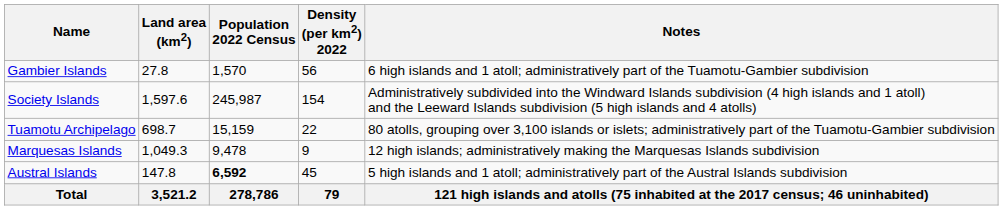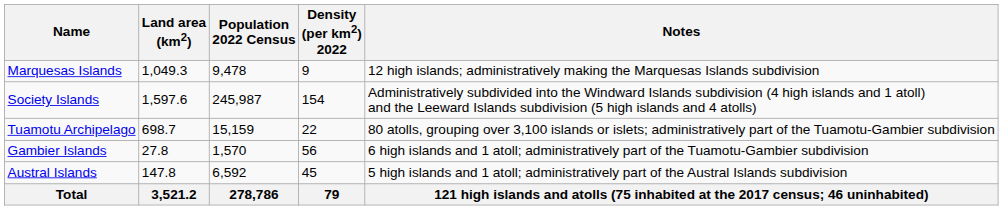rows swapped: (65, 151) <-> (57, 71)
(229, 172) bold -> (229, 172) normal
